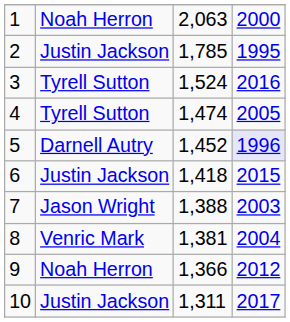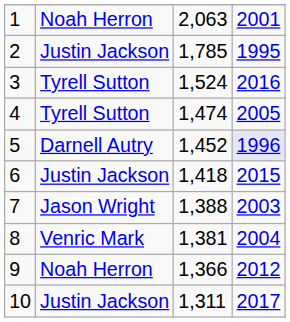(258, 20) 2000 -> (258, 20) 2001
